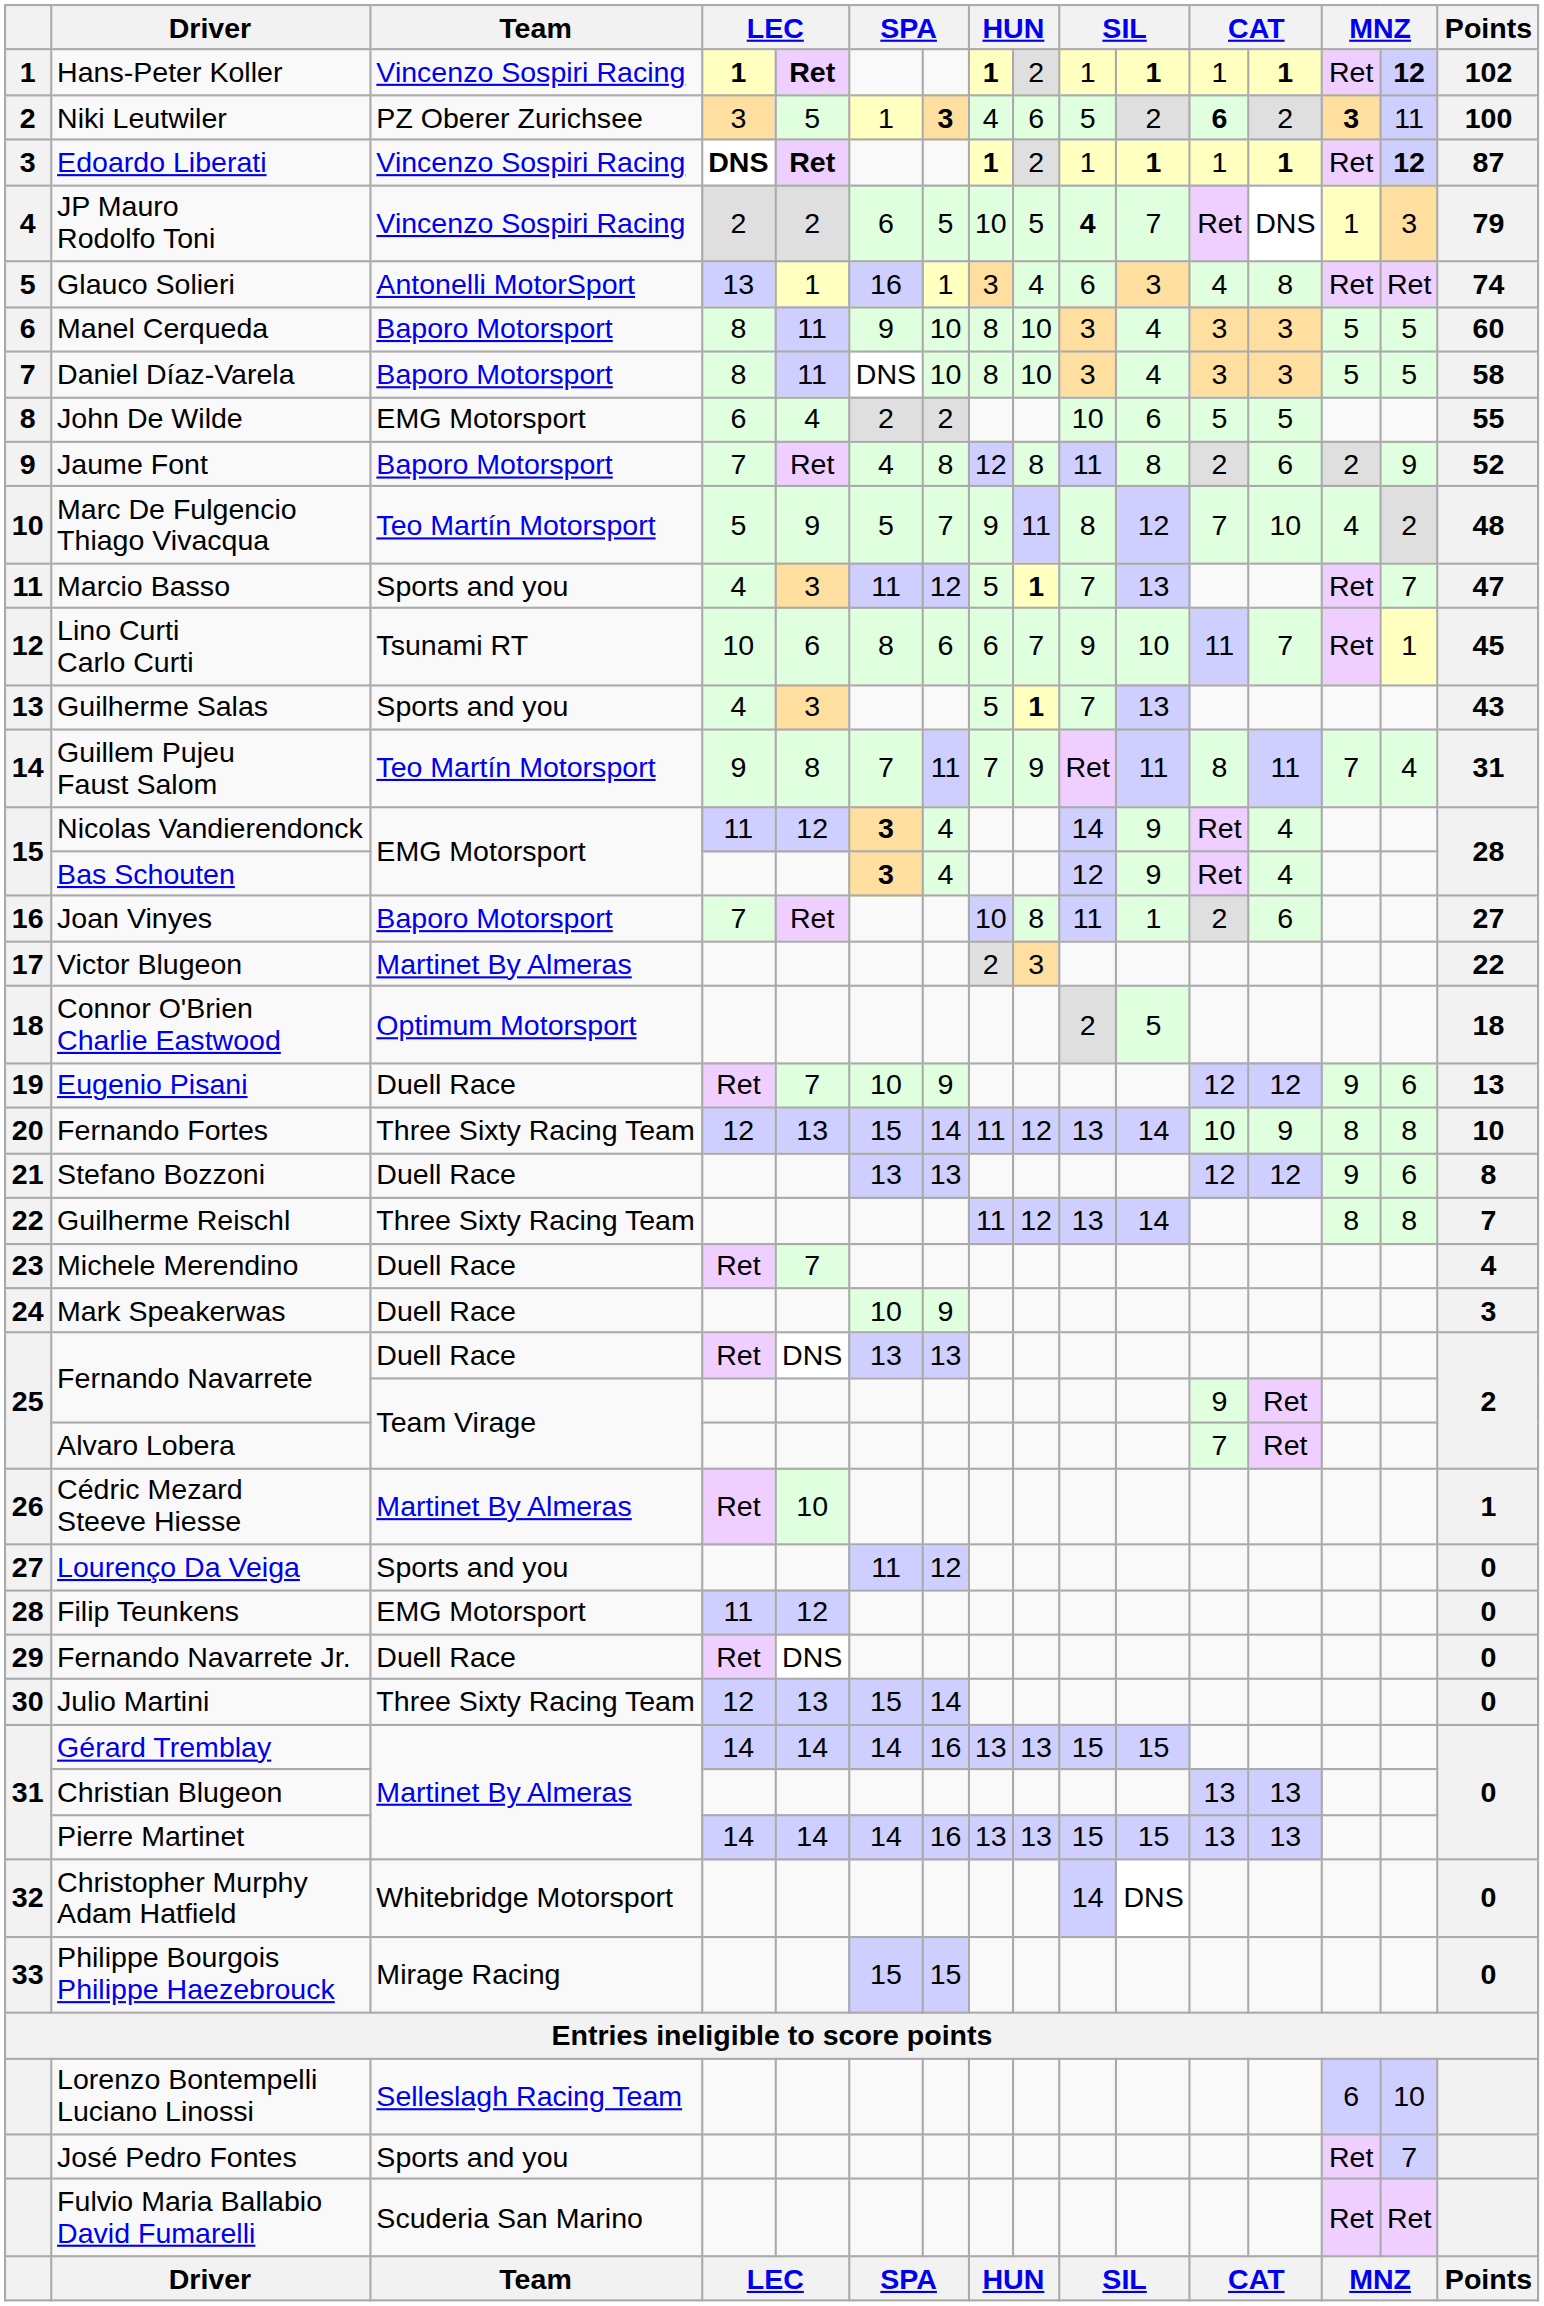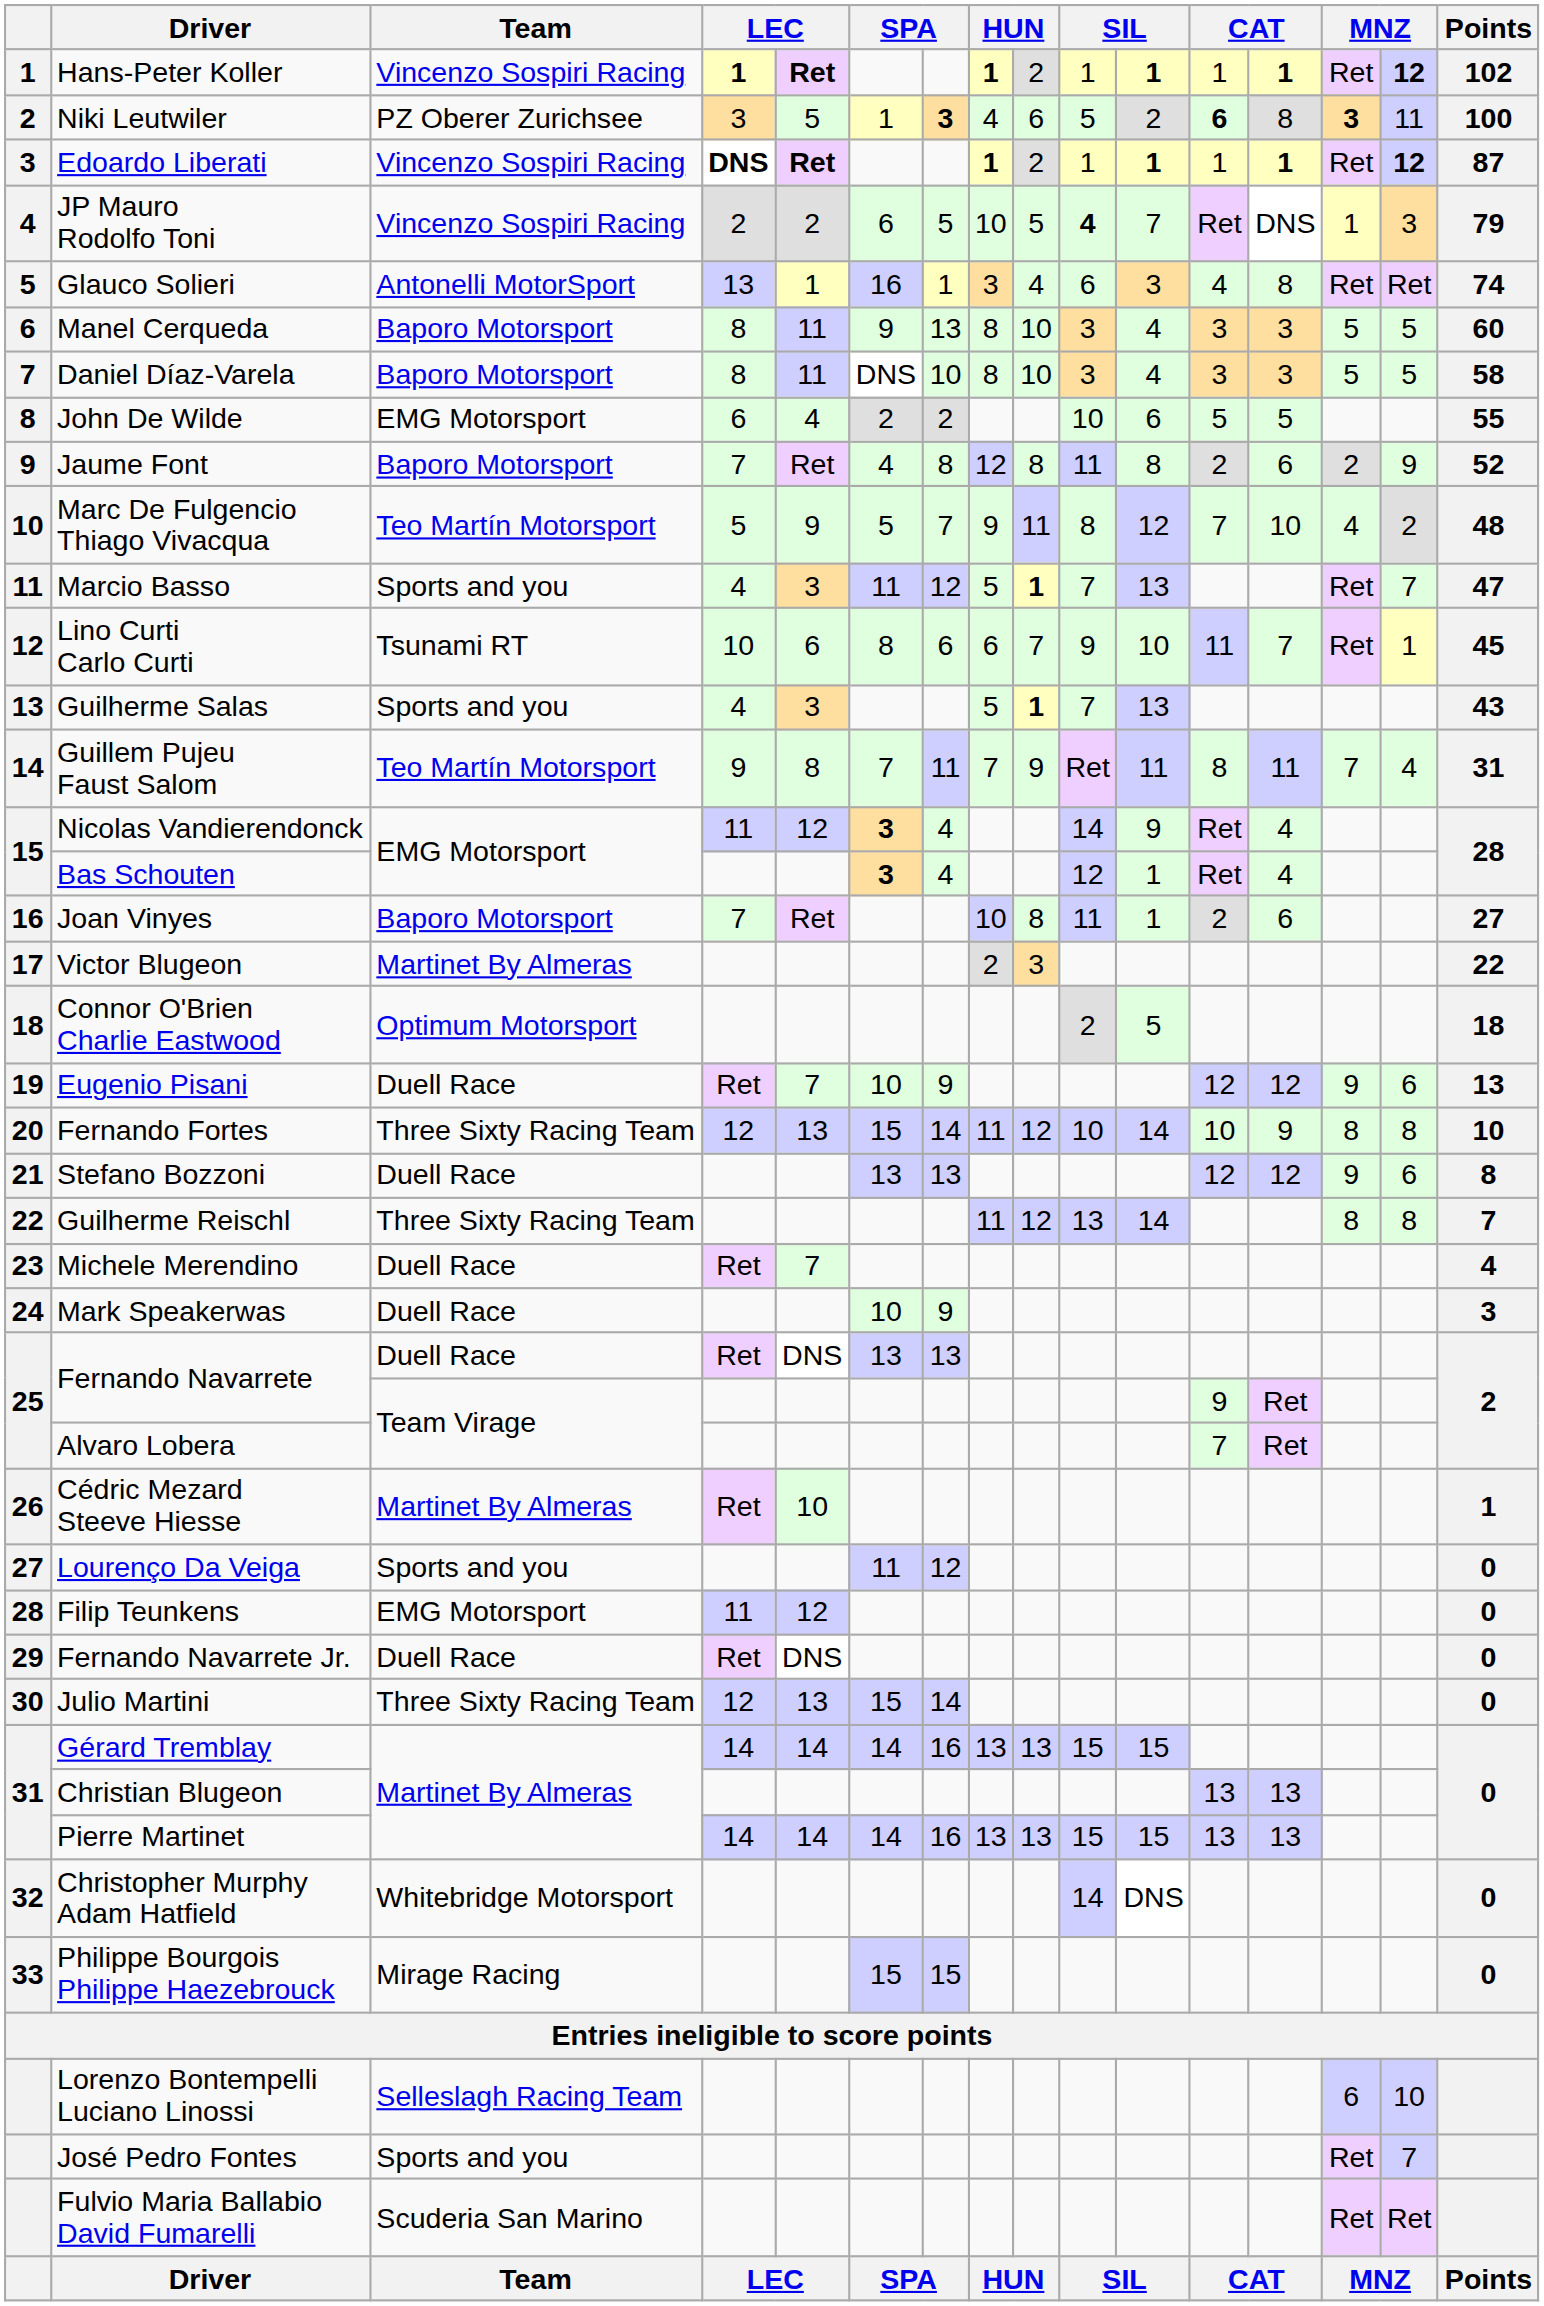(1285, 117) 2 -> (1285, 117) 8
(946, 329) 10 -> (946, 329) 13
(1154, 873) 9 -> (1154, 873) 1
(1088, 1130) 13 -> (1088, 1130) 10
